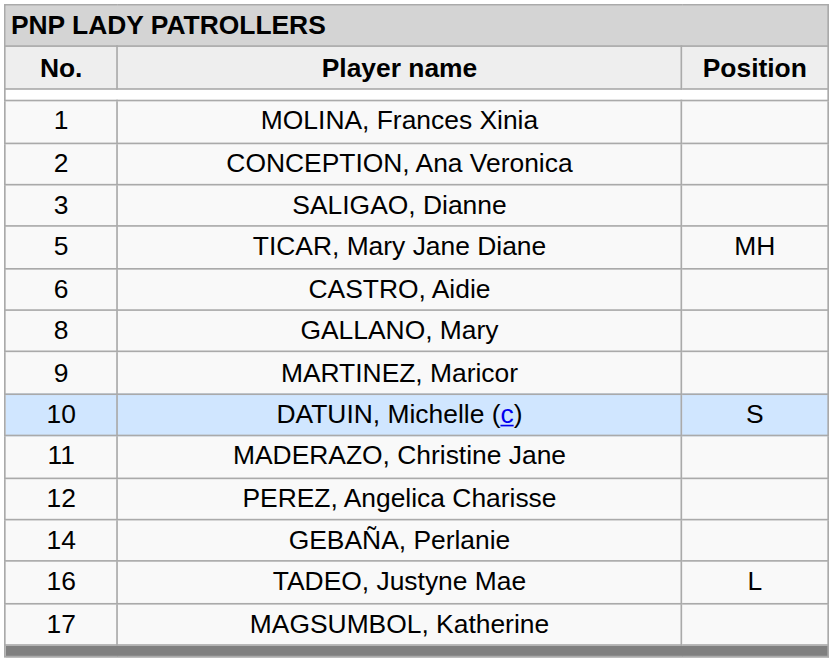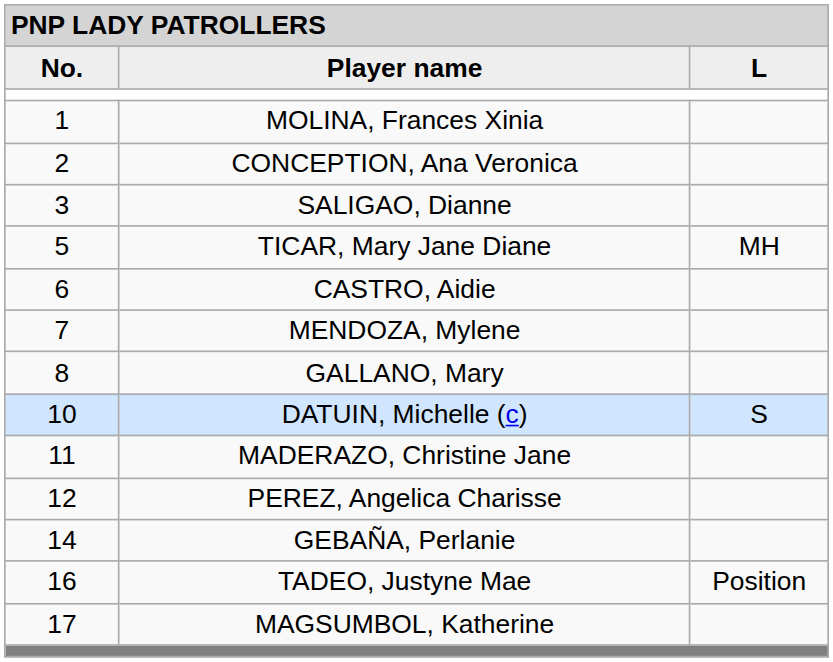(755, 67) Position -> (759, 67) L
+ row: (62, 330)
- row: (61, 372)
(755, 581) L -> (759, 581) Position
